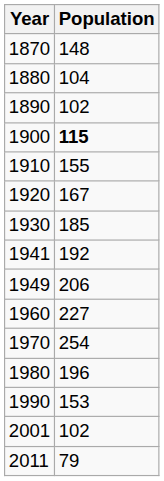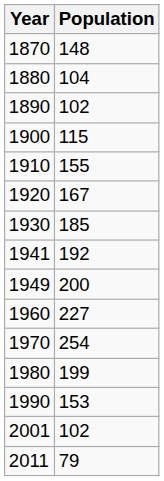(74, 136) bold -> (74, 136) normal
(74, 284) 206 -> (74, 284) 200
(74, 372) 196 -> (74, 372) 199
